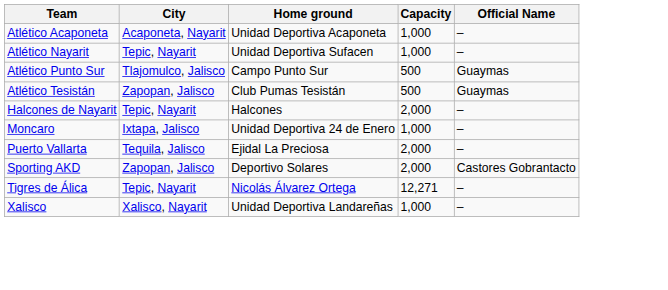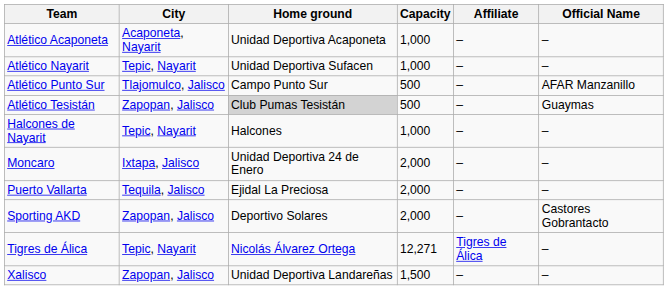+ column: (496, 14)
(483, 71) Guaymas -> (588, 85) AFAR Manzanillo
(288, 91) no background -> (288, 104) lightgrey background
(416, 110) 2,000 -> (415, 131) 1,000
(416, 129) 1,000 -> (415, 164) 2,000
(165, 206) Xalisco, Nayarit -> (168, 275) Zapopan, Jalisco
(416, 206) 1,000 -> (415, 275) 1,500
